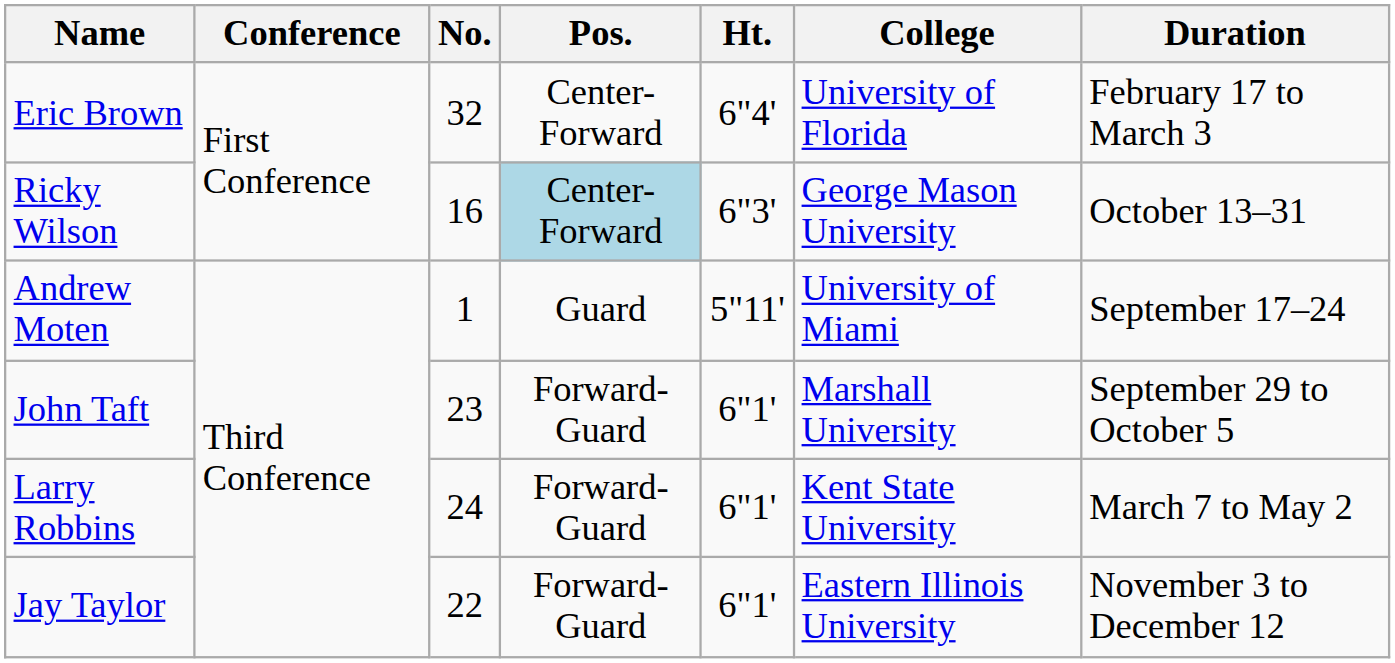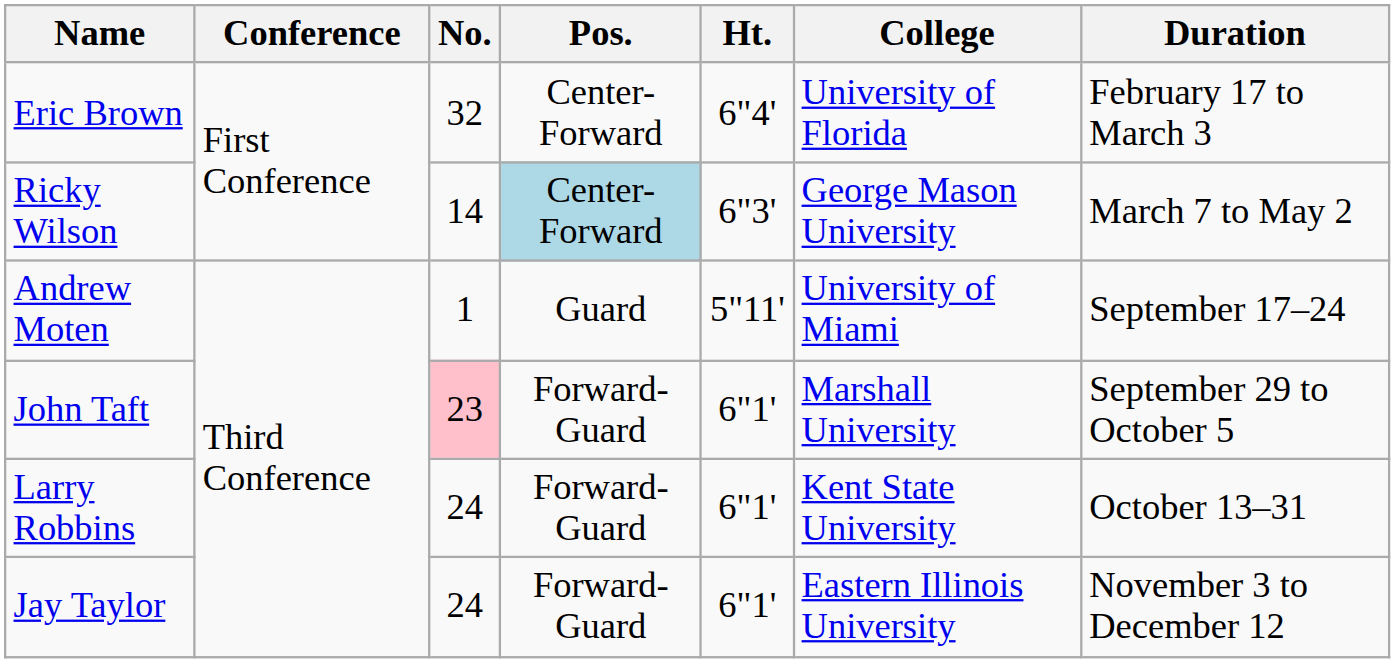(465, 210) 16 -> (465, 210) 14
(1198, 210) October 13–31 -> (1221, 210) March 7 to May 2
(465, 408) no background -> (465, 408) pink background
(1221, 507) March 7 to May 2 -> (1198, 507) October 13–31
(465, 606) 22 -> (465, 606) 24
